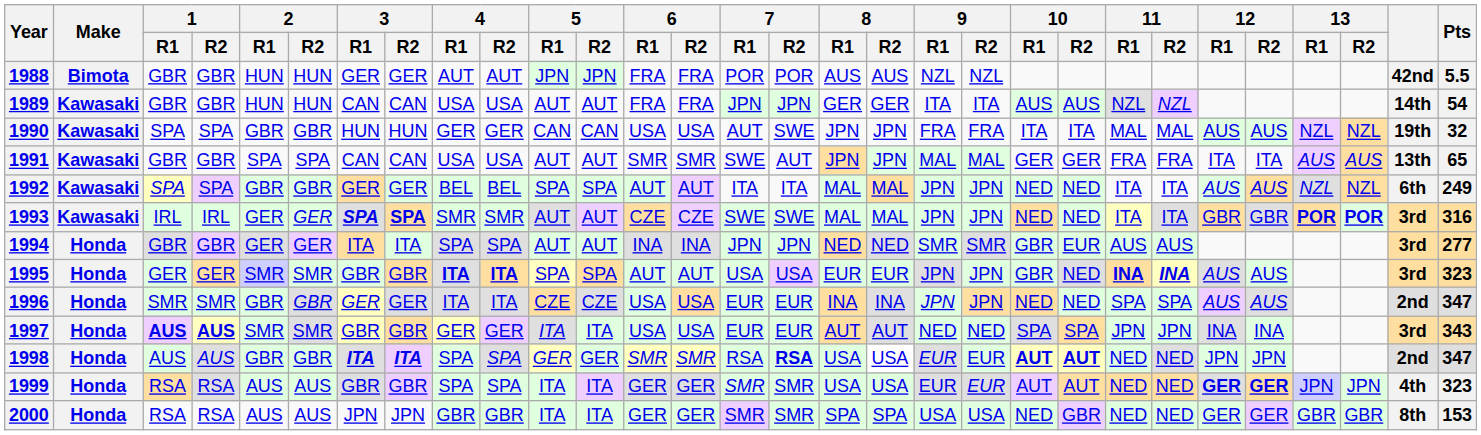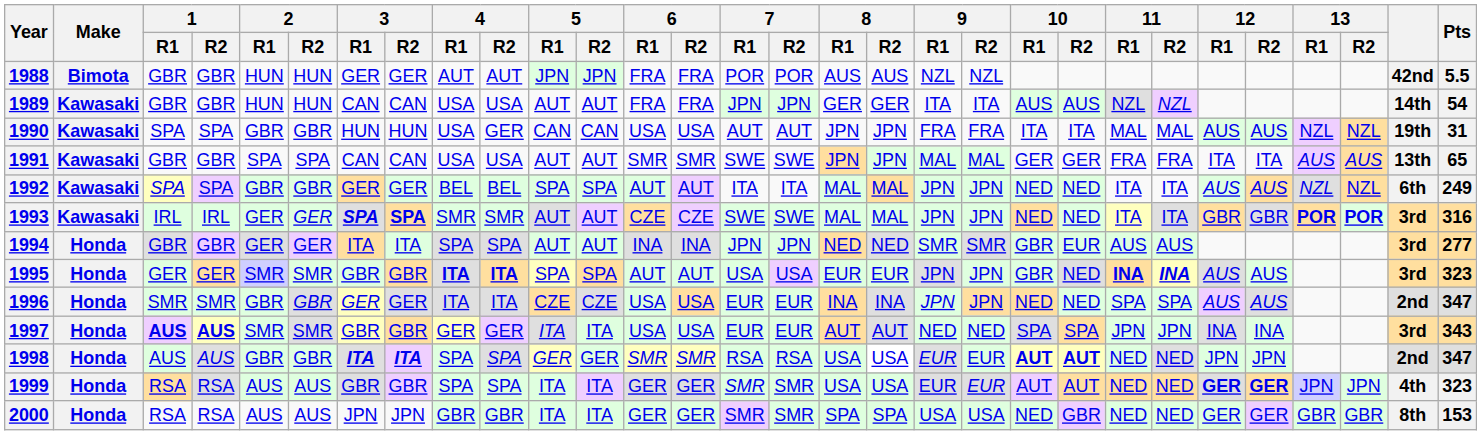(456, 132) GER -> (456, 132) USA
(794, 132) SWE -> (794, 132) AUT
(1457, 132) 32 -> (1457, 132) 31
(794, 160) AUT -> (794, 160) SWE
(794, 358) bold -> (794, 358) normal
